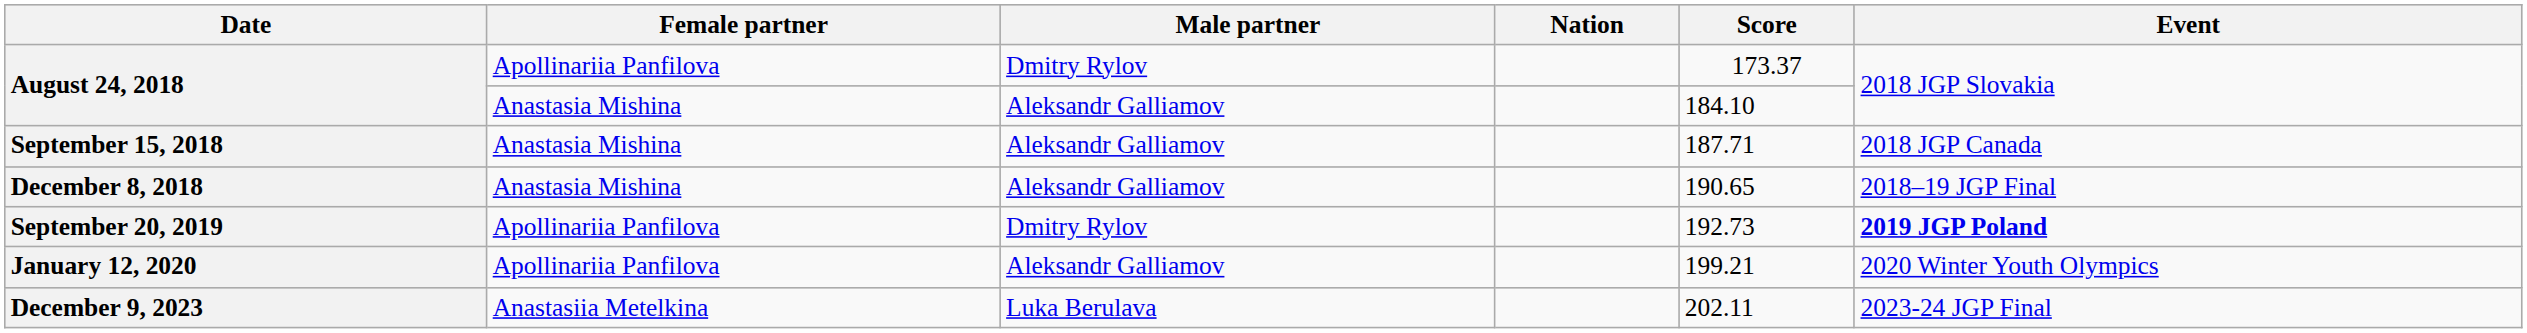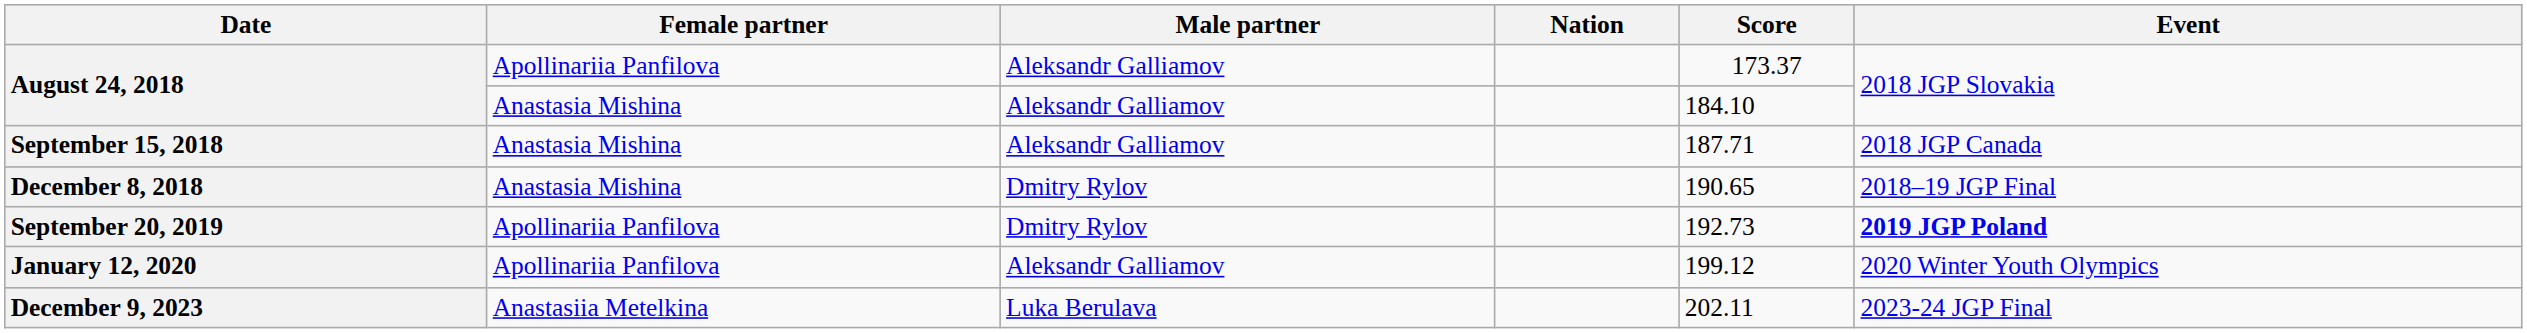(1077, 65) Dmitry Rylov -> (1115, 65) Aleksandr Galliamov
(1115, 186) Aleksandr Galliamov -> (1077, 186) Dmitry Rylov
(1720, 266) 199.21 -> (1720, 266) 199.12
